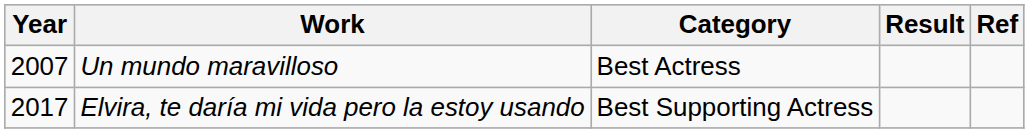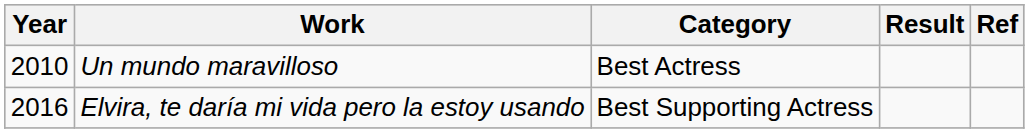(40, 66) 2007 -> (40, 66) 2010
(40, 107) 2017 -> (40, 107) 2016
